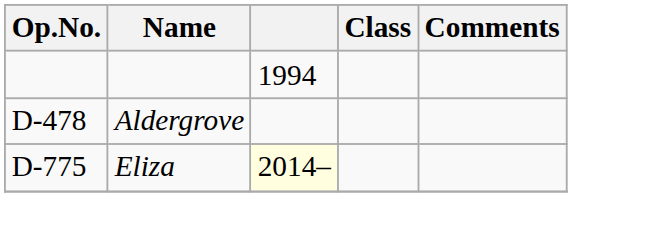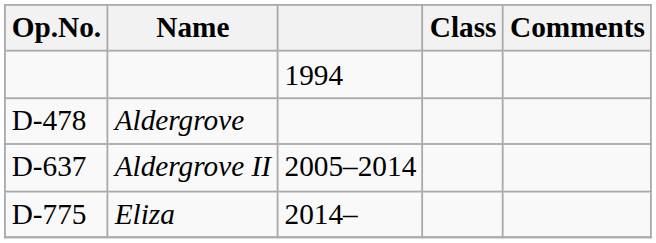+ row: (49, 167)
(294, 167) lightyellow background -> (321, 213) no background
